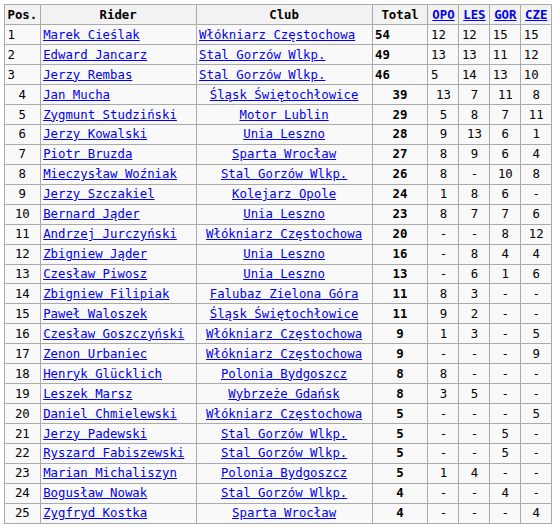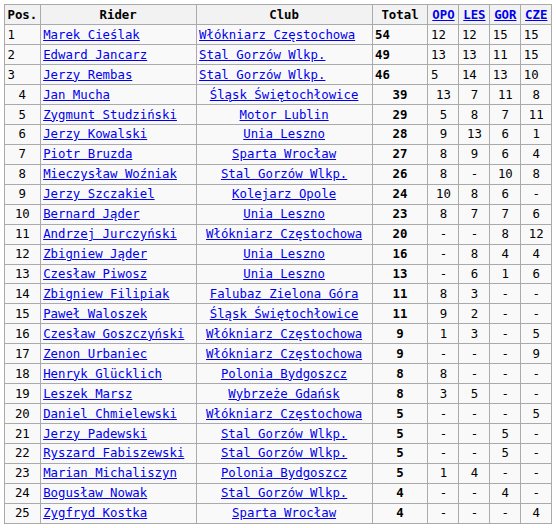(531, 55) 12 -> (531, 55) 15
(443, 194) 1 -> (443, 194) 10
